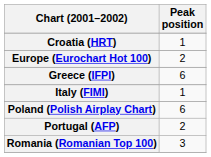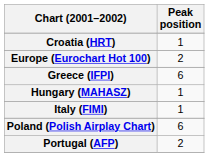+ row: (81, 93)
- row: (82, 144)
